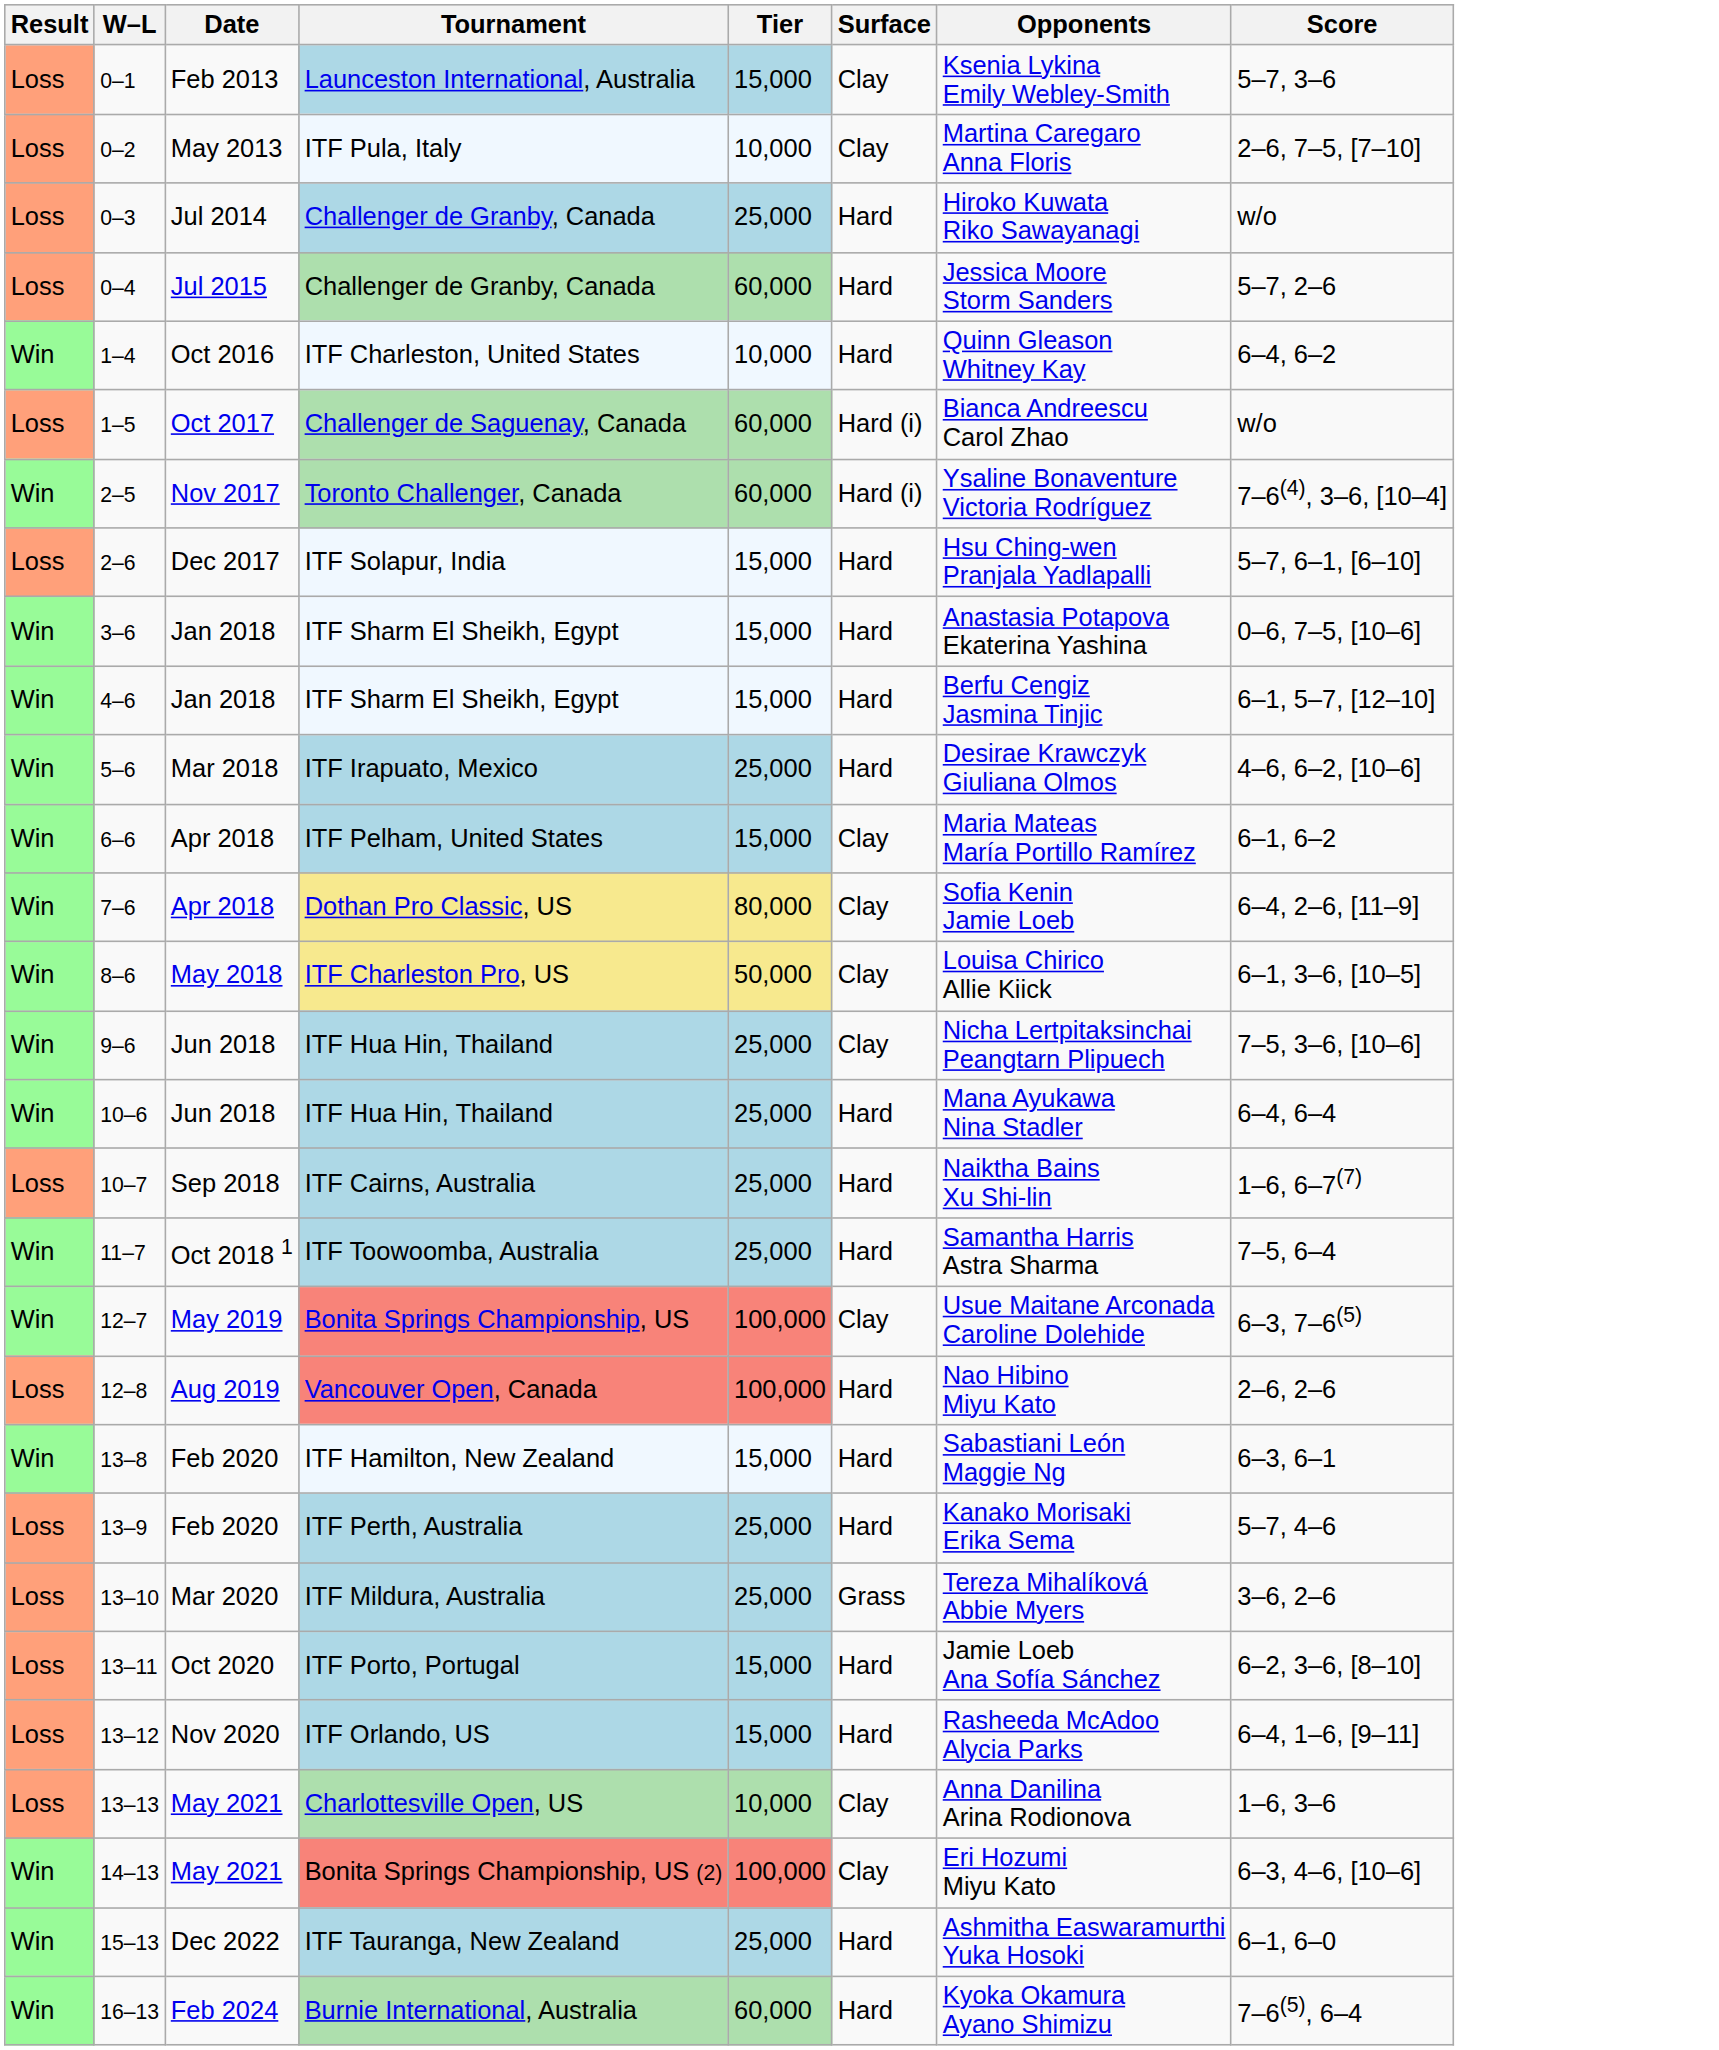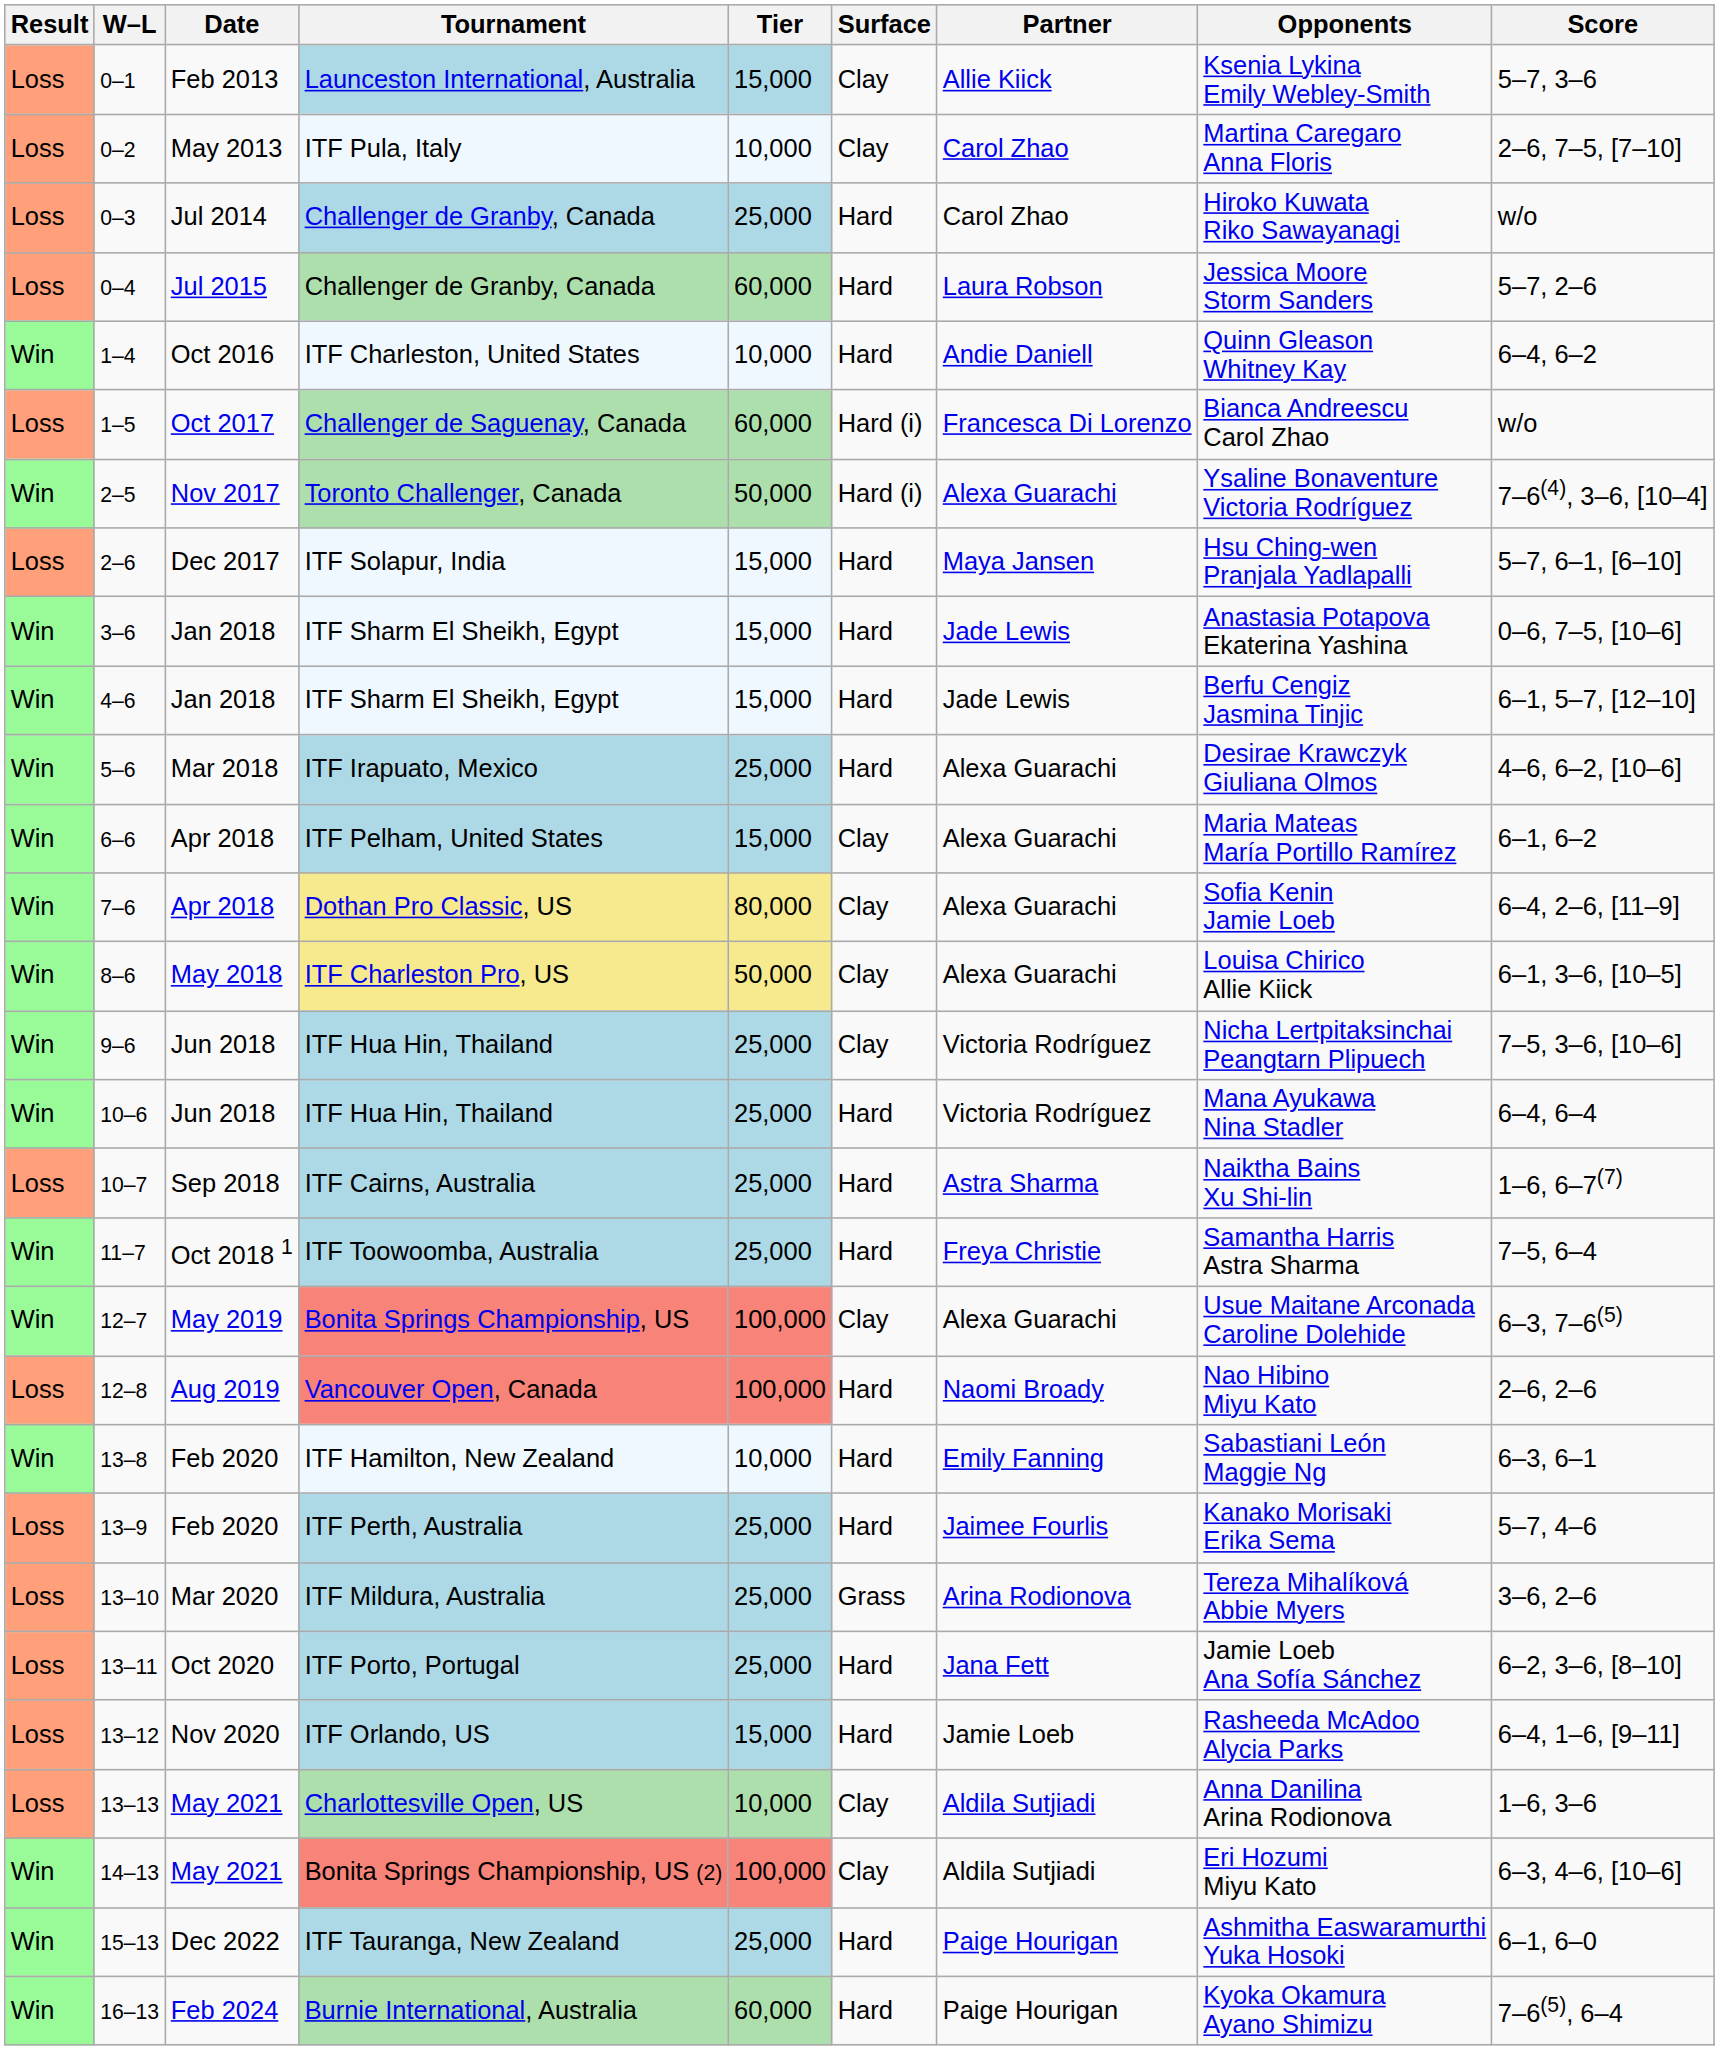+ column: (1067, 24)
(773, 493) 60,000 -> (773, 493) 50,000
(773, 1458) 15,000 -> (773, 1458) 10,000
(773, 1665) 15,000 -> (773, 1665) 25,000
